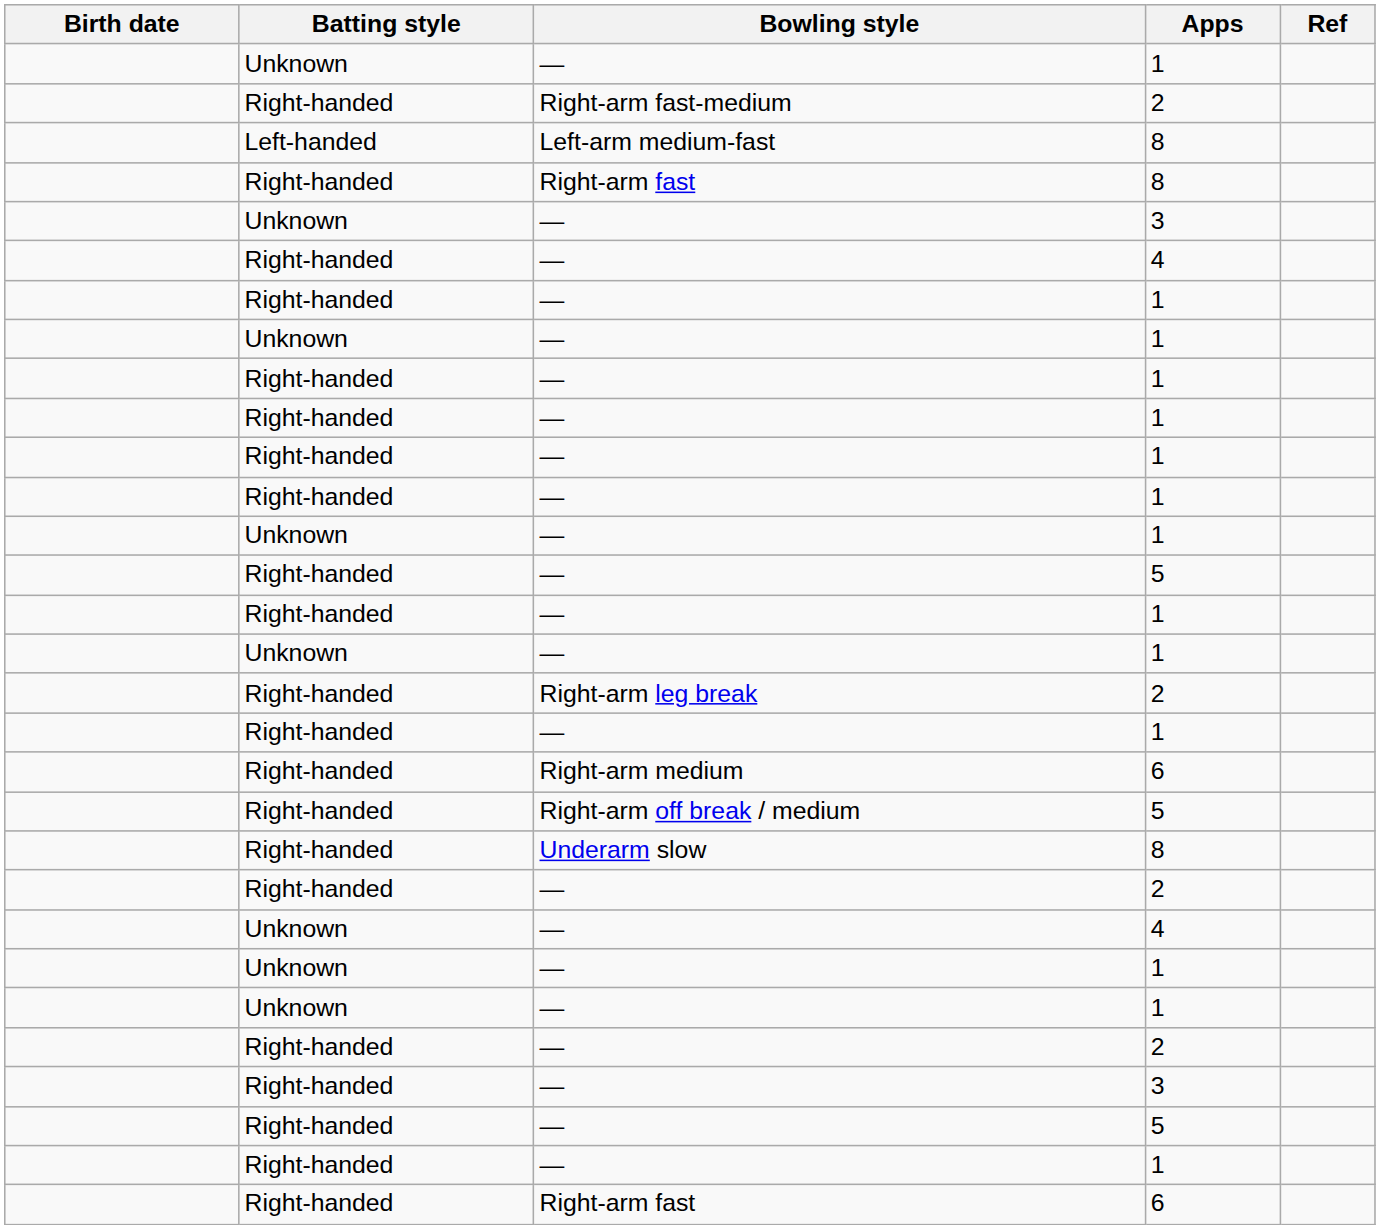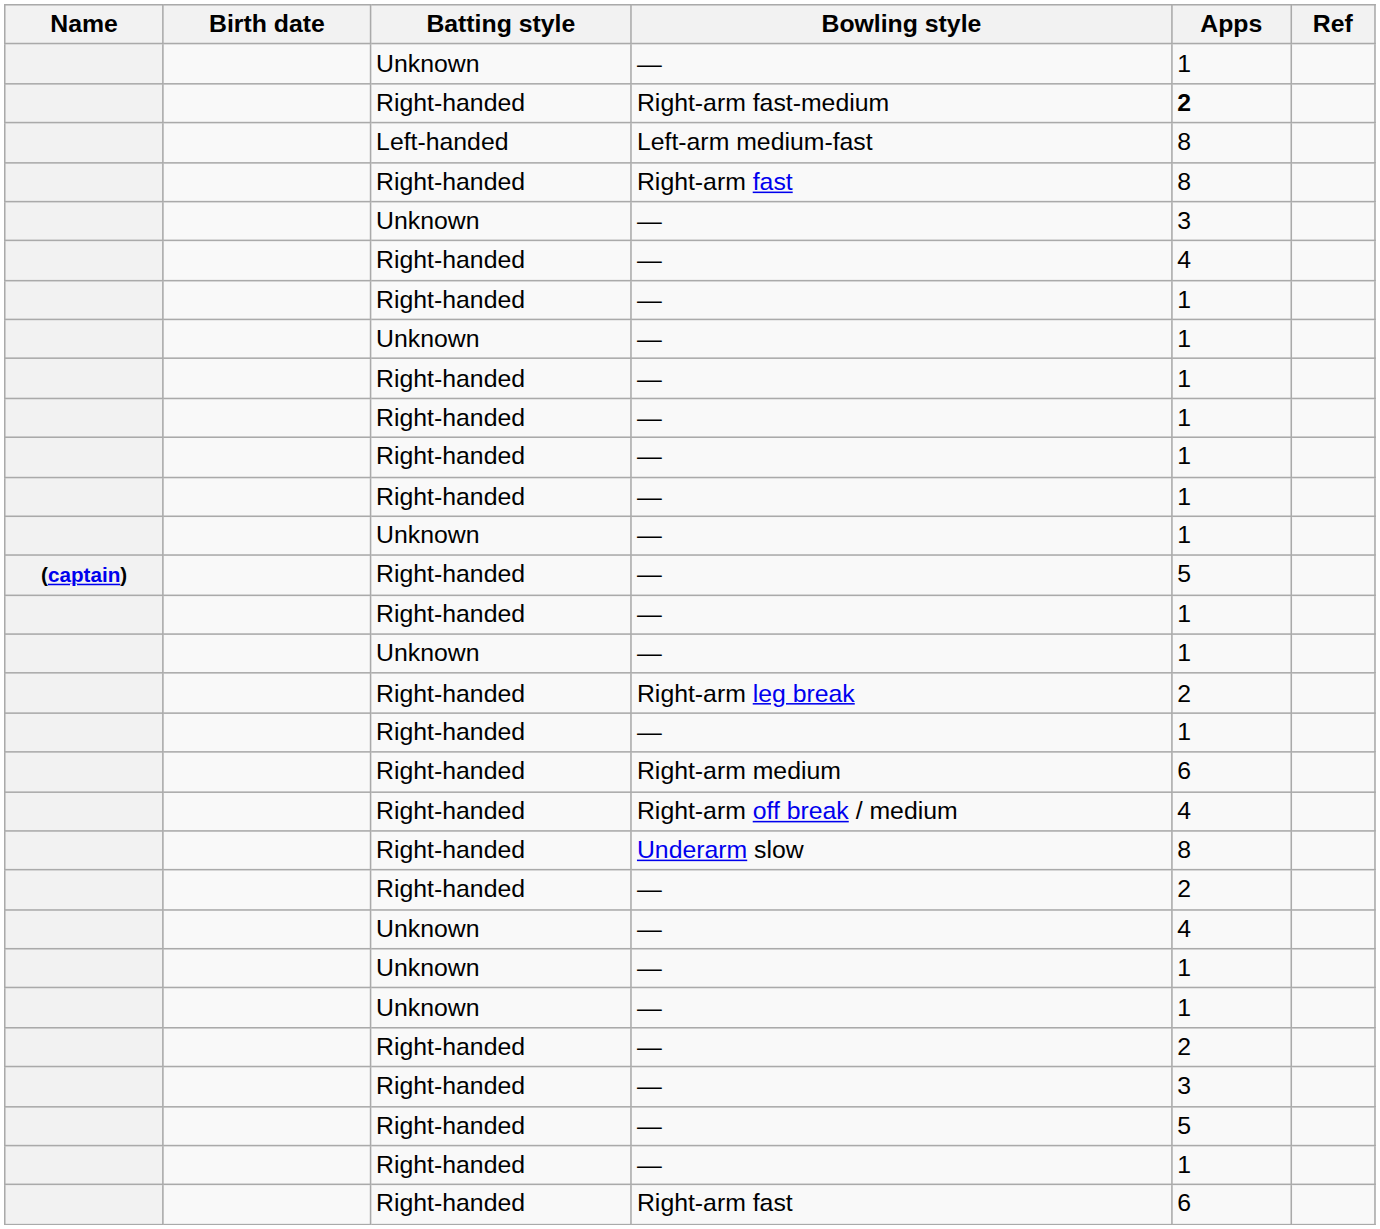+ column: (84, 24)
(1158, 102) normal -> (1184, 102) bold
(1158, 810) 5 -> (1184, 810) 4
